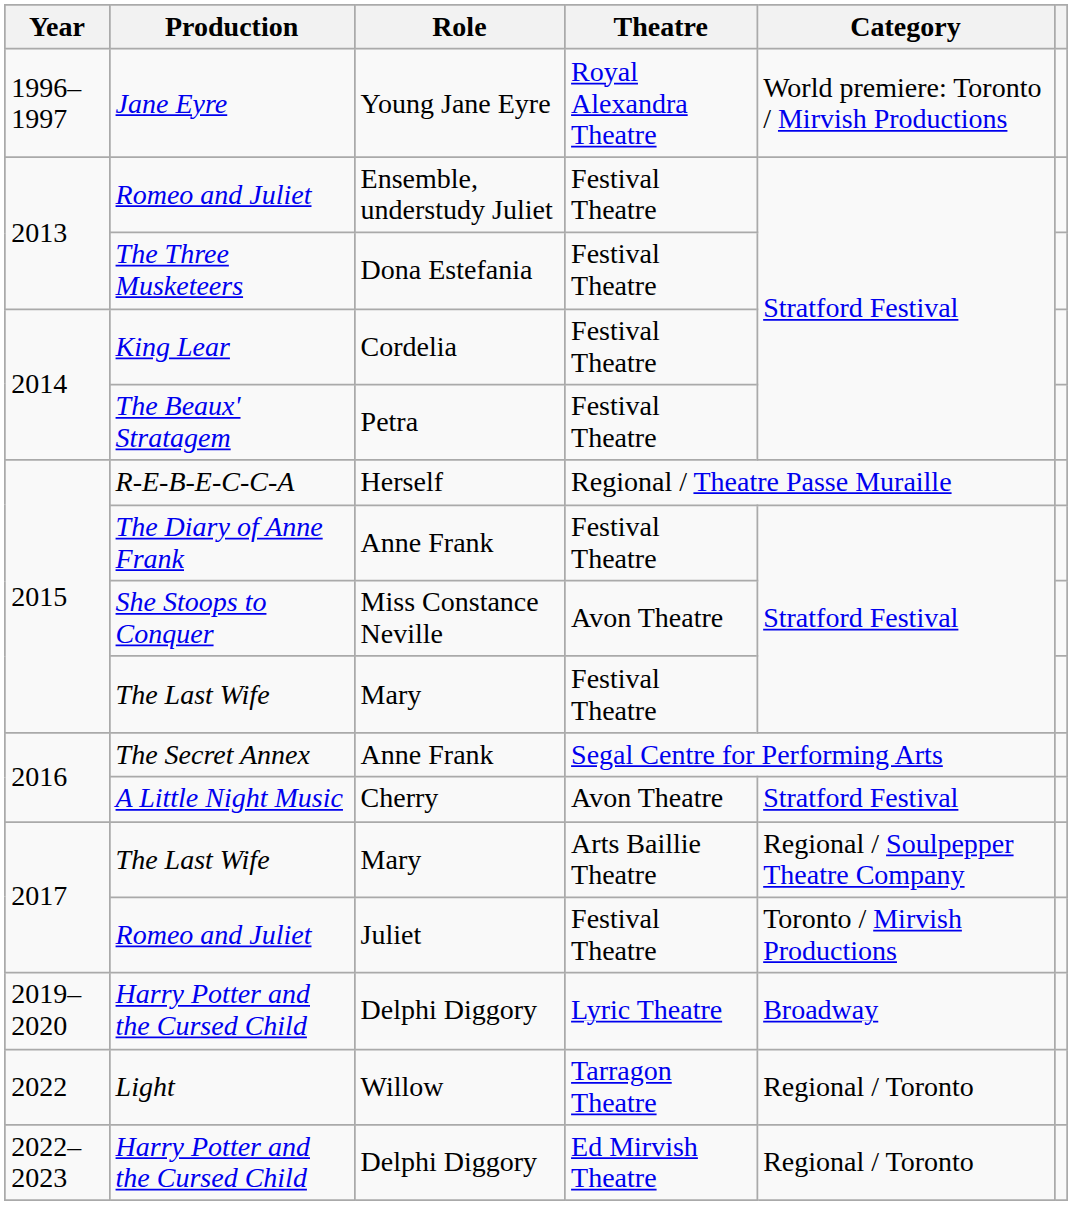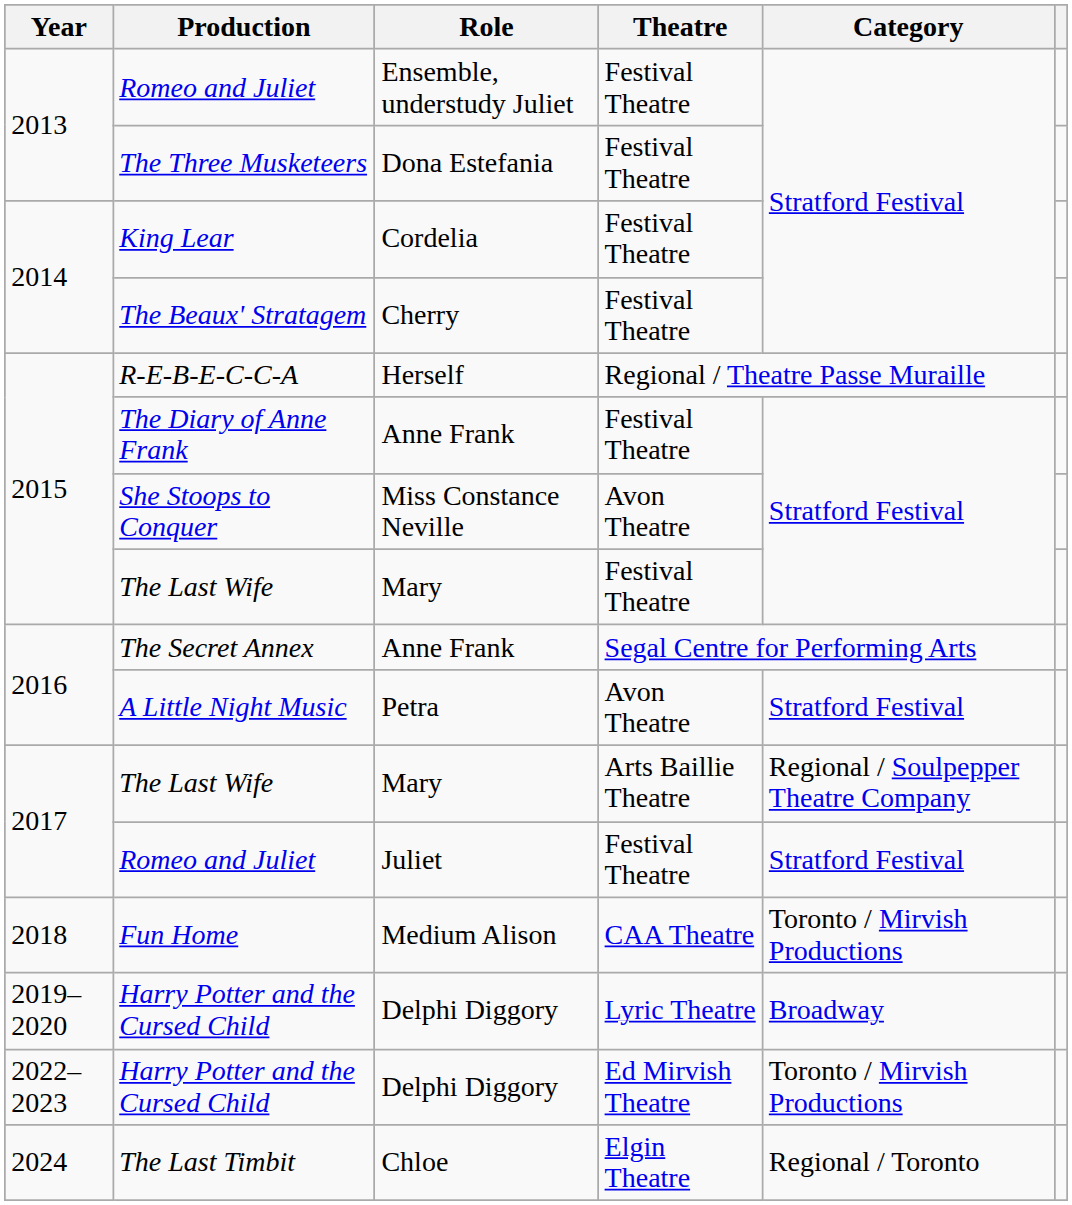- row: (46, 102)
(389, 421) Petra -> (420, 314) Cherry
(399, 798) Cherry -> (410, 707) Petra
(863, 934) Toronto / Mirvish Productions -> (866, 858) Stratford Festival
+ row: (39, 934)
- row: (39, 1086)
(868, 1162) Regional / Toronto -> (868, 1086) Toronto / Mirvish Productions
+ row: (39, 1162)
